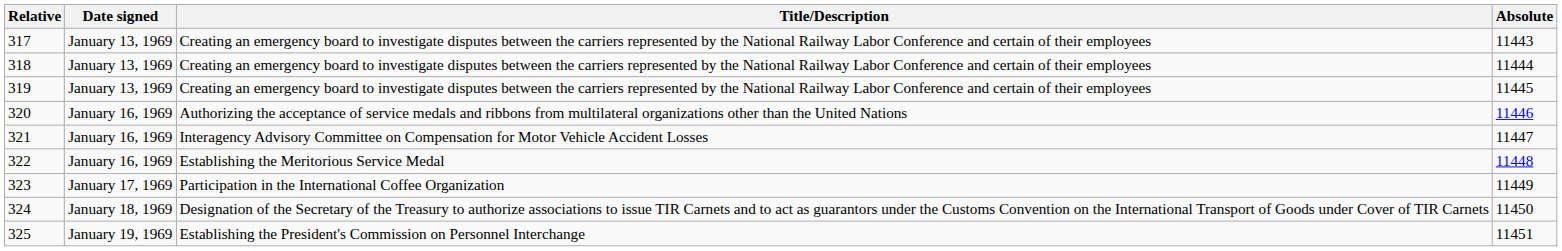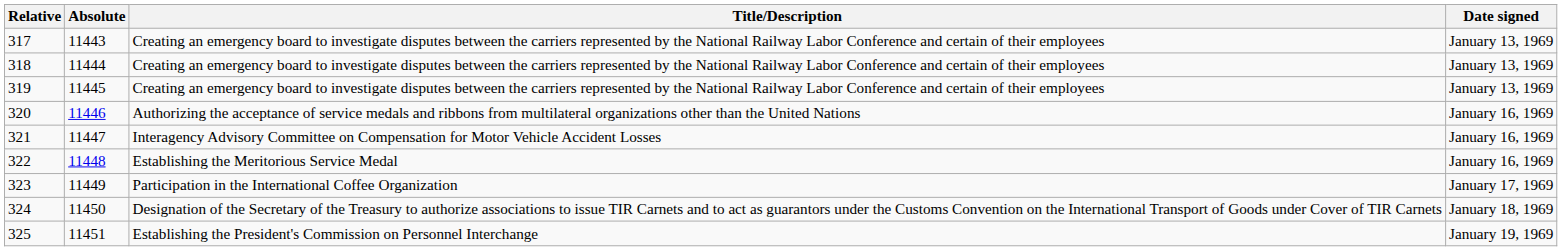columns swapped: (1525, 16) <-> (120, 16)
